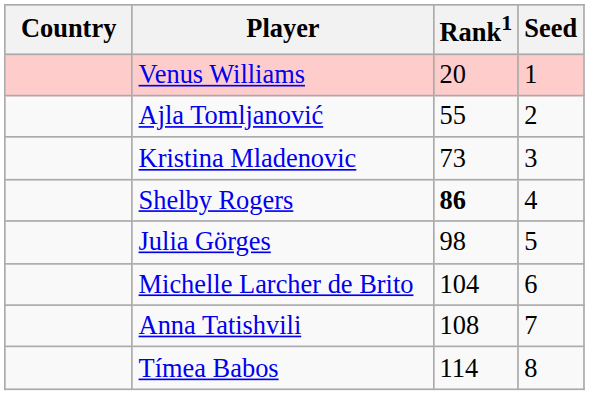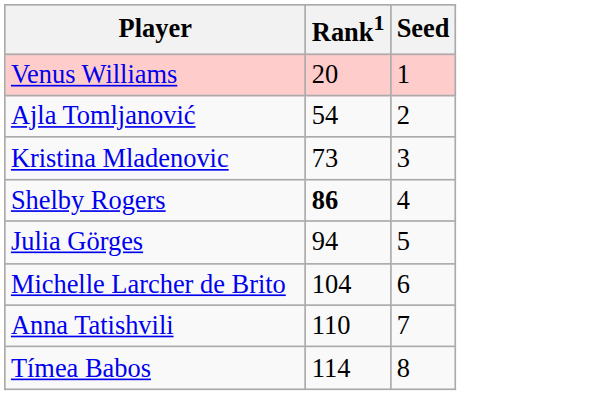- column: (69, 28)
(453, 116) 55 -> (325, 116) 54
(453, 241) 98 -> (325, 241) 94
(459, 325) 108 -> (331, 325) 110
